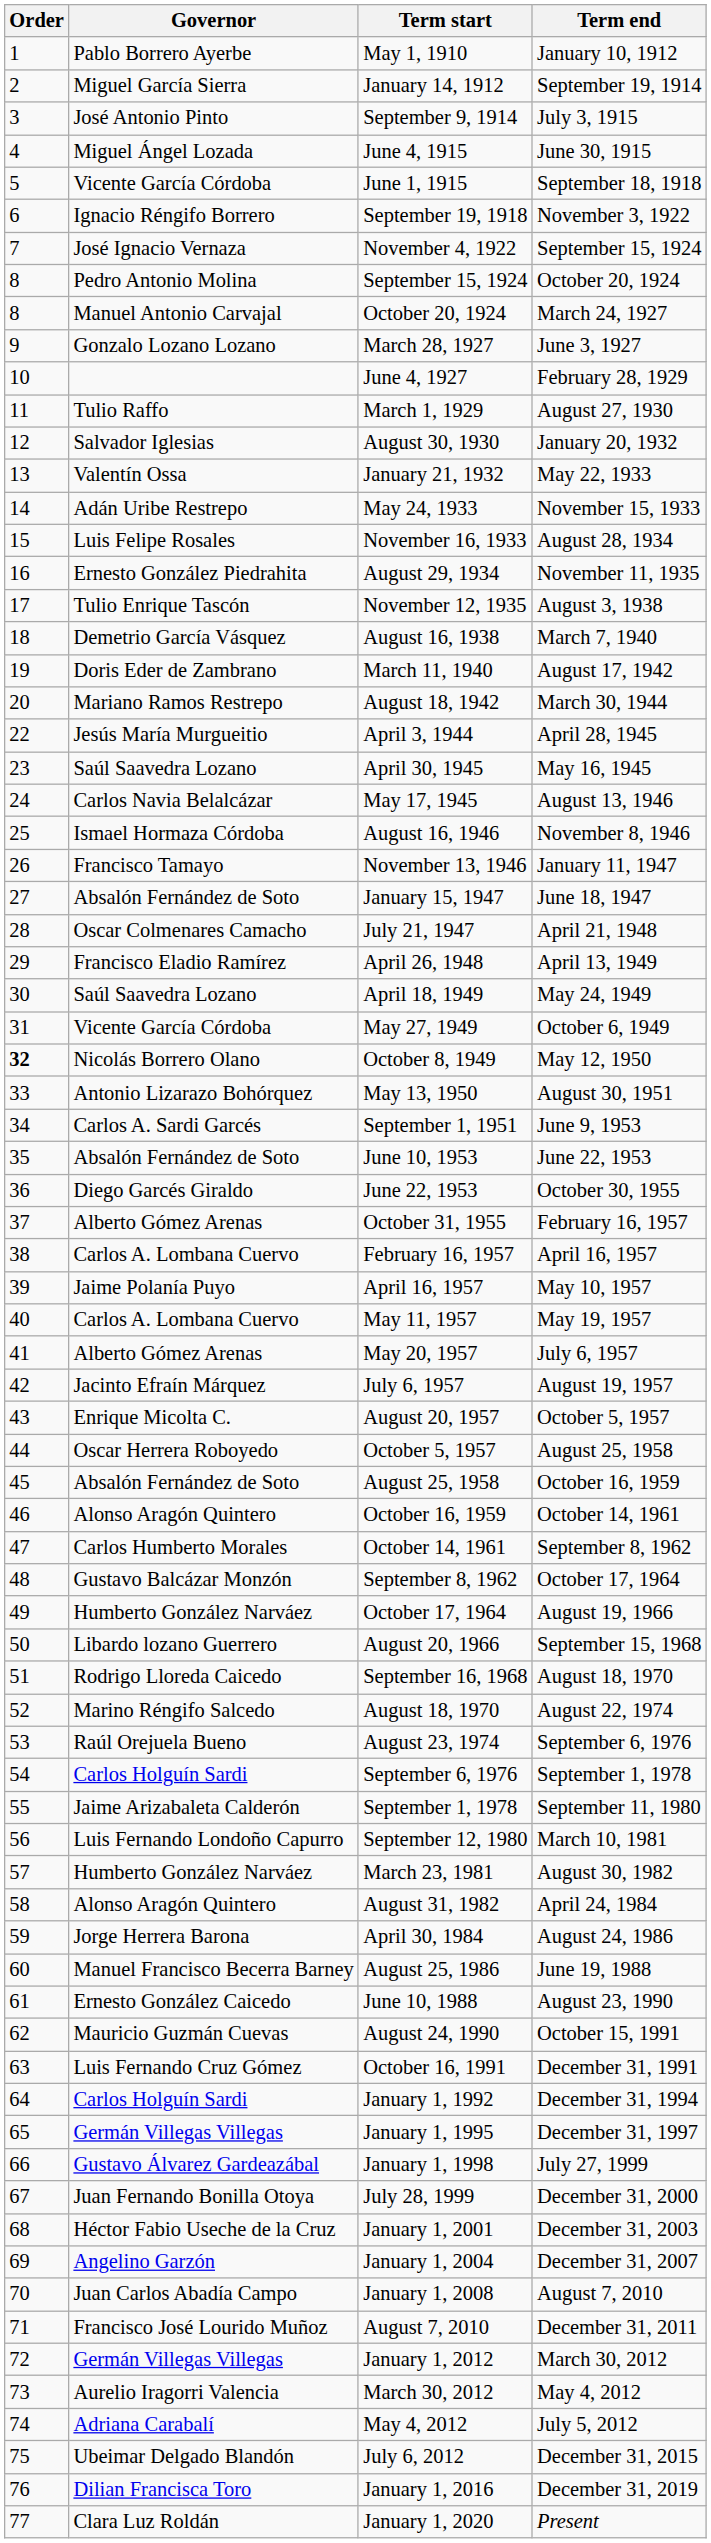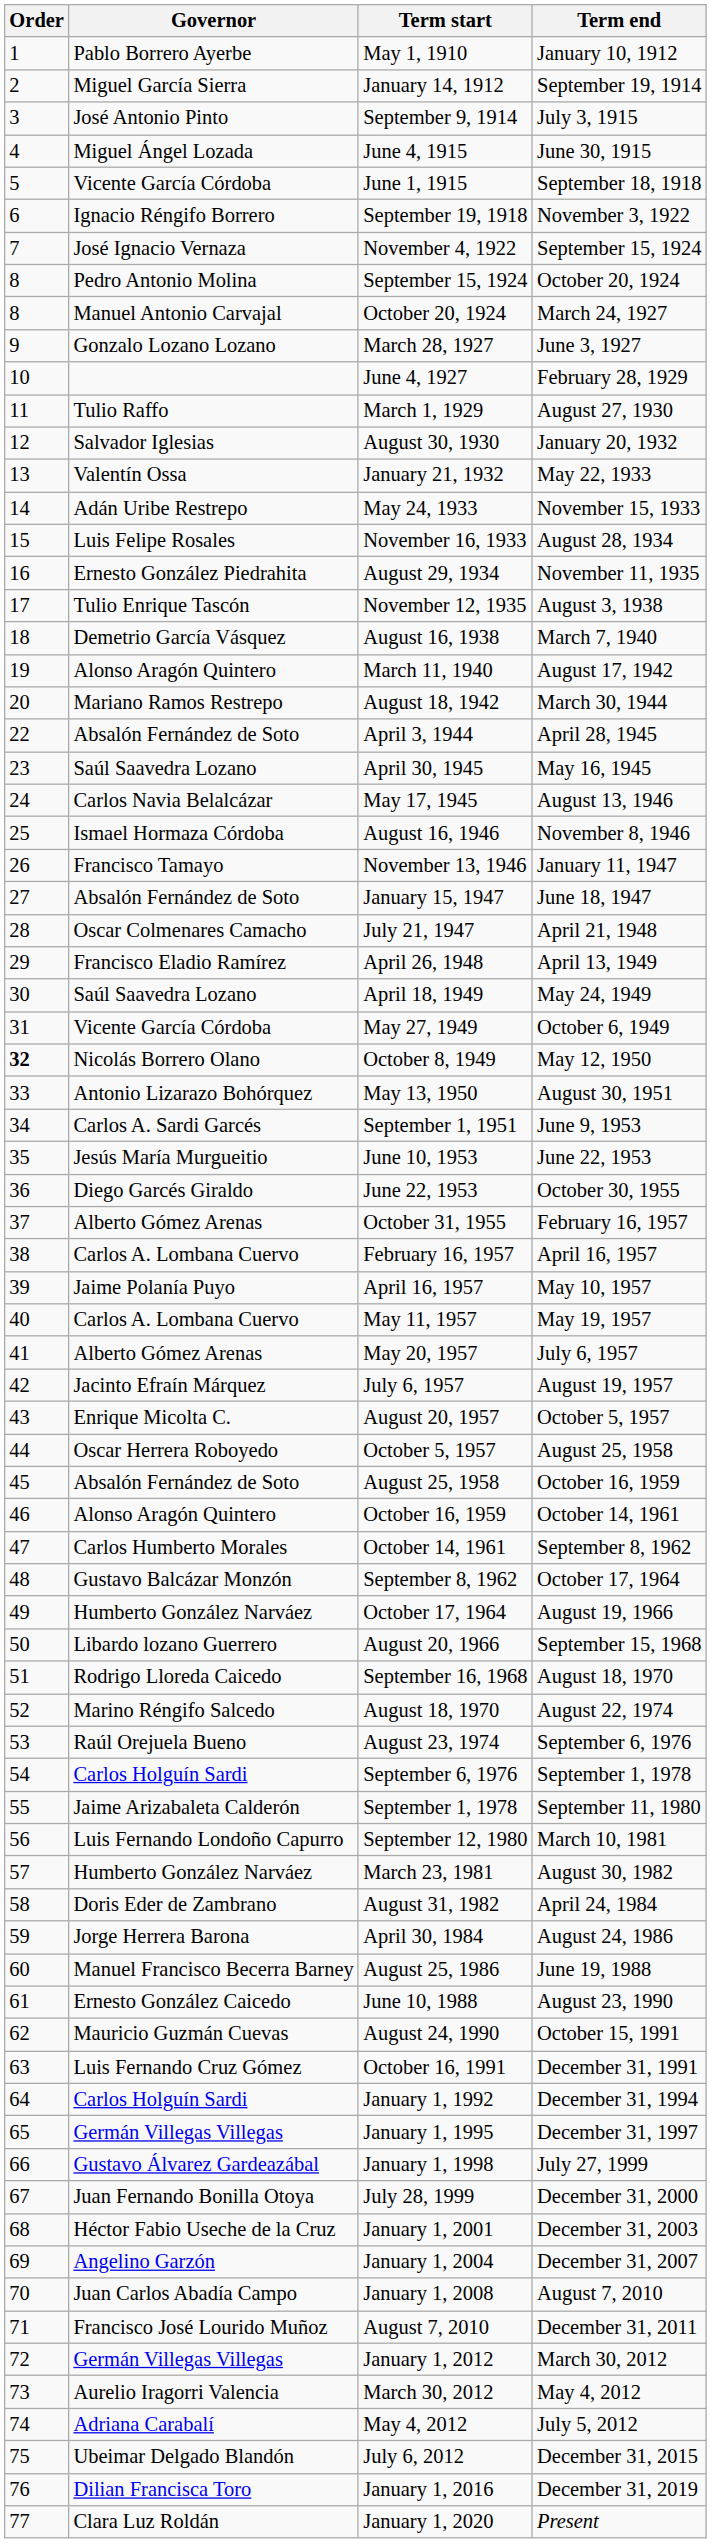(175, 670) Doris Eder de Zambrano -> (175, 670) Alonso Aragón Quintero
(170, 735) Jesús María Murgueitio -> (186, 735) Absalón Fernández de Soto
(186, 1157) Absalón Fernández de Soto -> (170, 1157) Jesús María Murgueitio
(175, 1904) Alonso Aragón Quintero -> (175, 1904) Doris Eder de Zambrano
